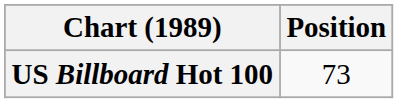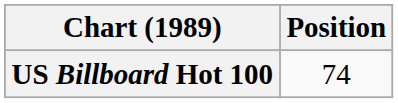(336, 73) 73 -> (336, 73) 74
